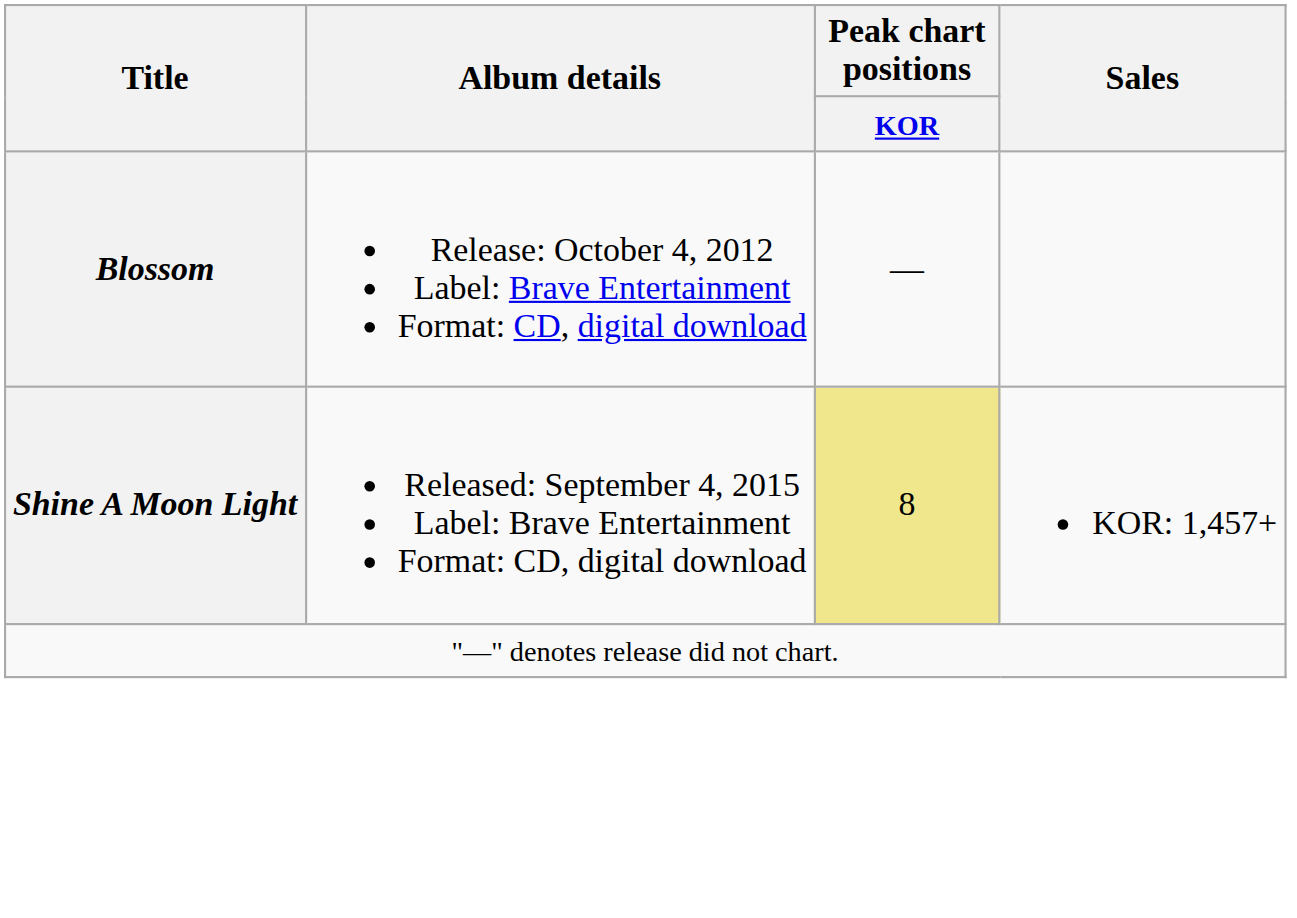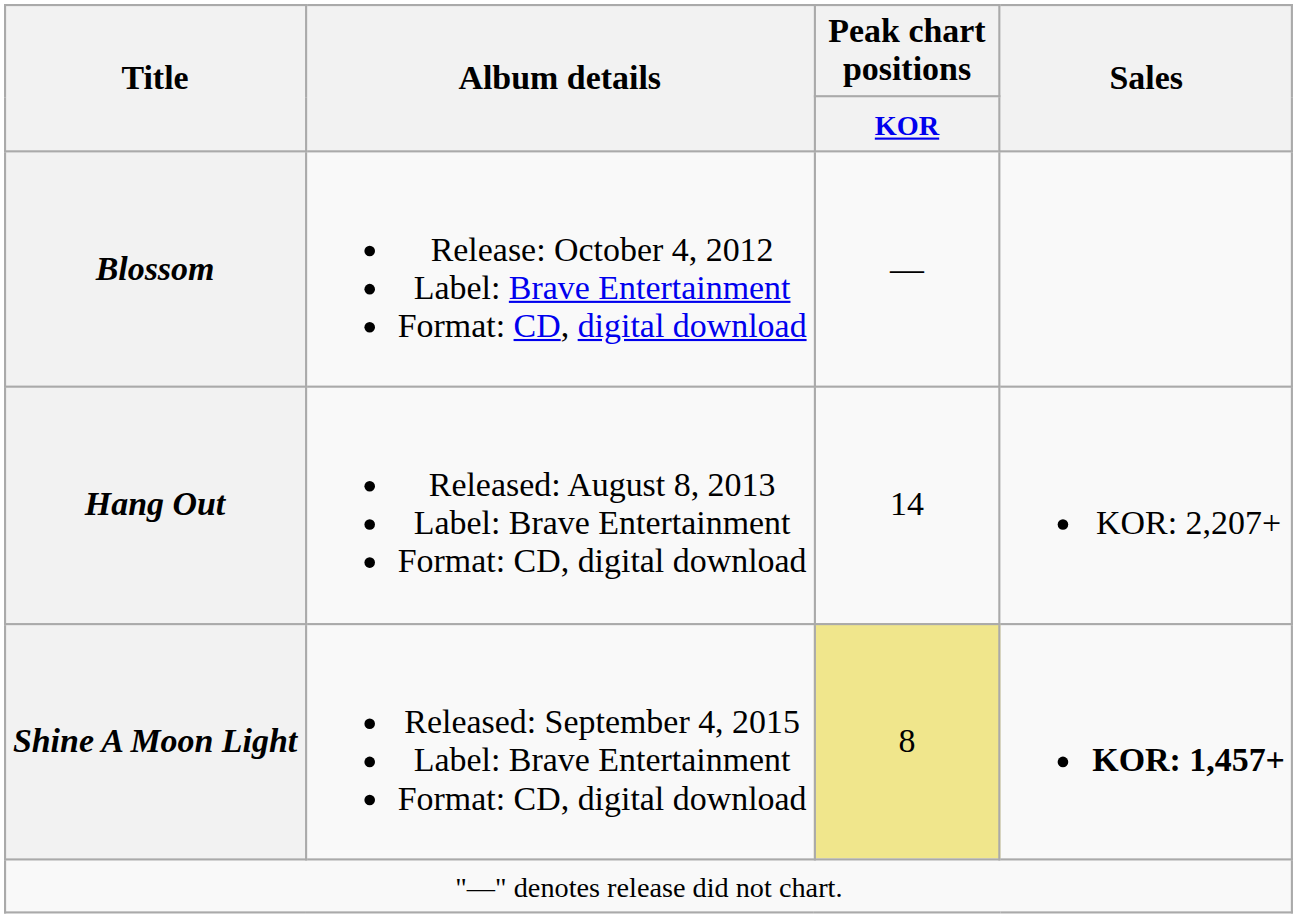+ row: (155, 504)
(1142, 524) normal -> (1146, 760) bold
